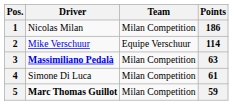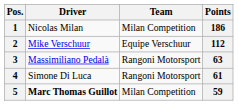(213, 43) 114 -> (218, 43) 112
(71, 59) bold -> (68, 59) normal
(159, 59) Milan Competition -> (161, 59) Rangoni Motorsport
(159, 75) Milan Competition -> (161, 75) Rangoni Motorsport
